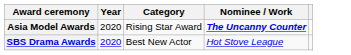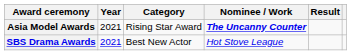+ column: (325, 12)
(111, 27) 2020 -> (111, 27) 2021
(111, 42) 2020 -> (111, 42) 2021
